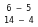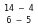rows swapped: (19, 20) <-> (19, 8)
